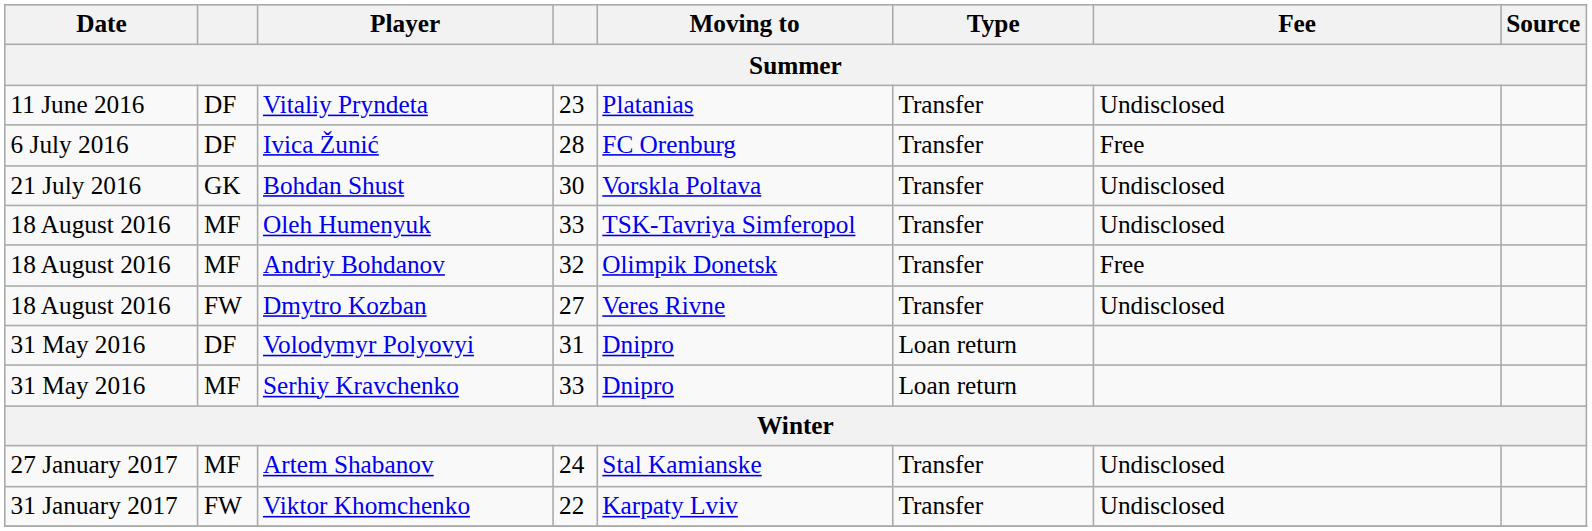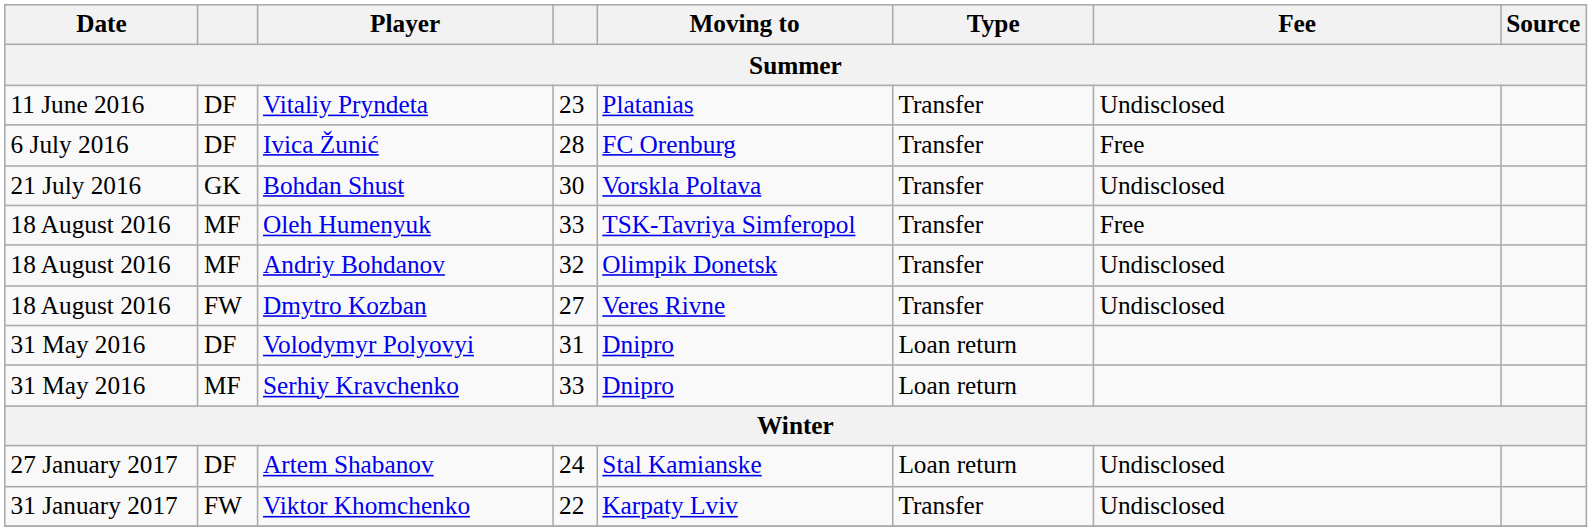(1162, 225) Undisclosed -> (1122, 225) Free
(1122, 265) Free -> (1162, 265) Undisclosed
(222, 465) MF -> (220, 465) DF
(941, 465) Transfer -> (958, 465) Loan return
